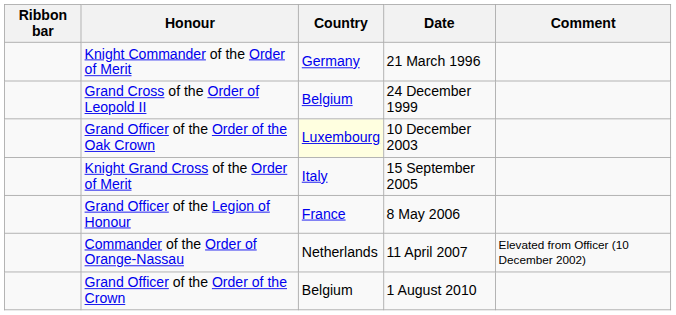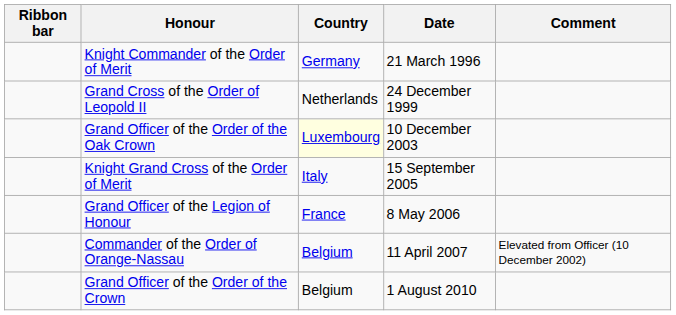(327, 99) Belgium -> (340, 99) Netherlands
(340, 252) Netherlands -> (327, 252) Belgium
